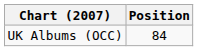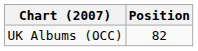(159, 36) 84 -> (159, 36) 82
